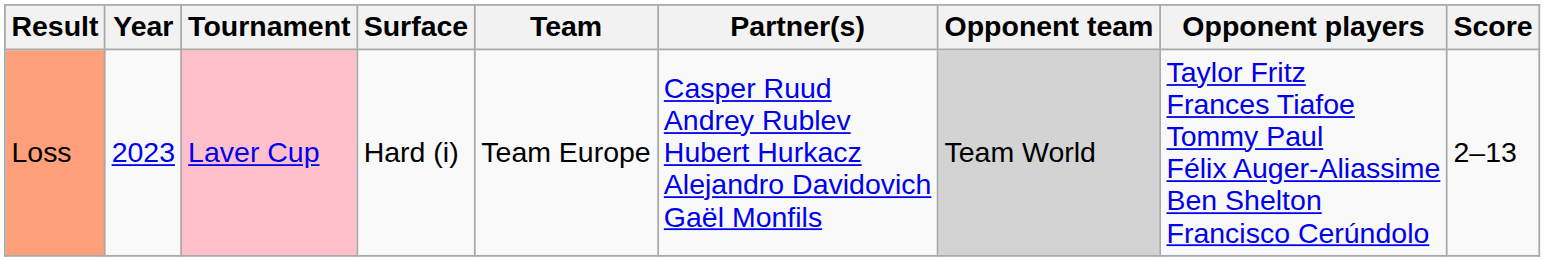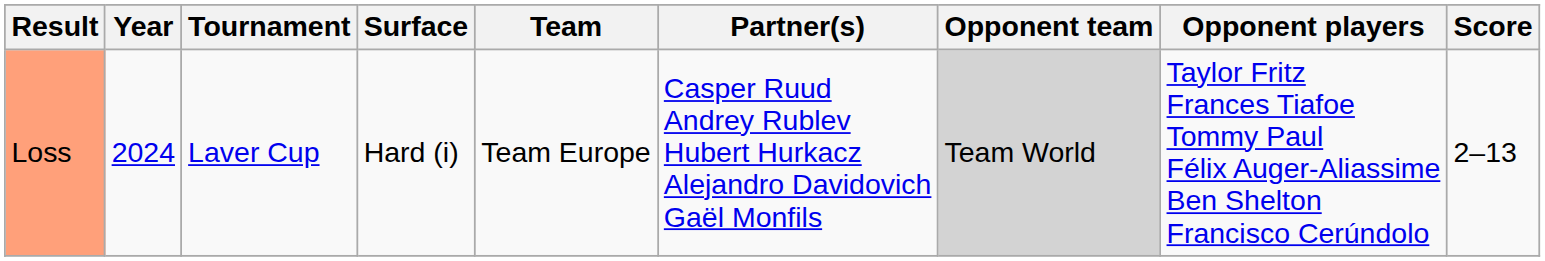(143, 152) 2023 -> (143, 152) 2024
(254, 152) pink background -> (254, 152) no background
